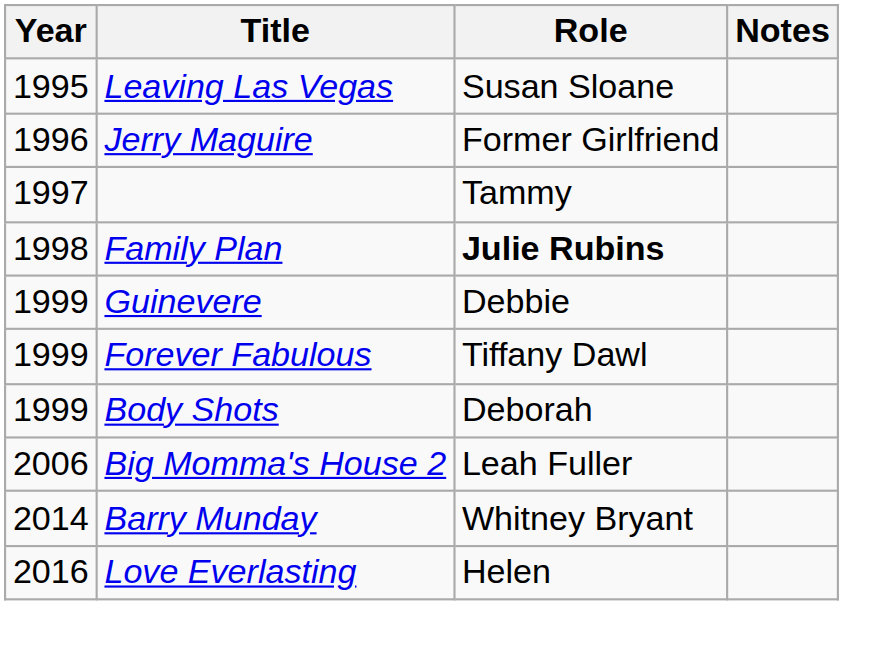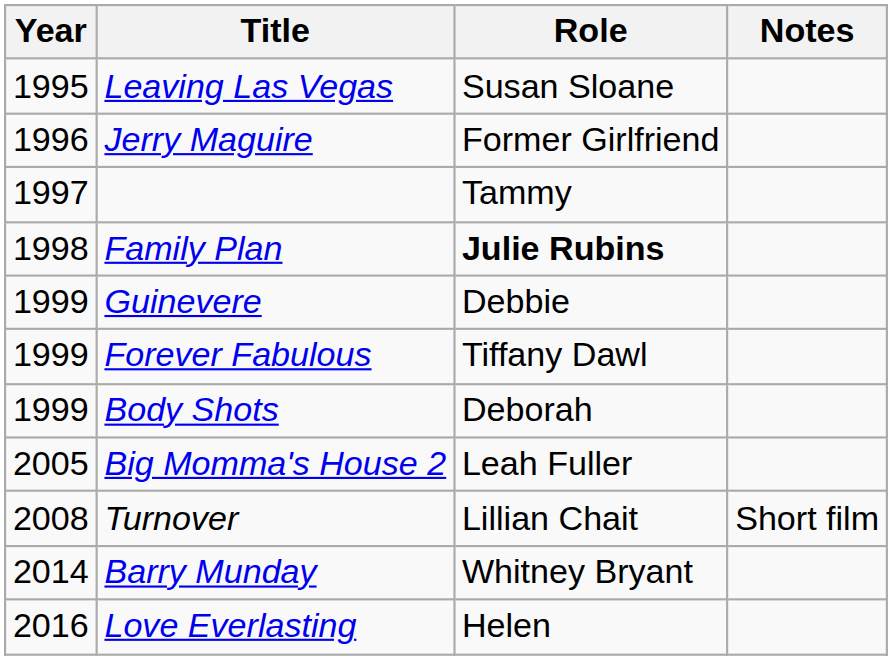(51, 463) 2006 -> (51, 463) 2005
+ row: (171, 517)
